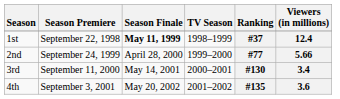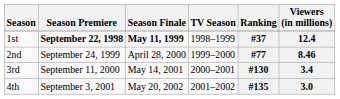(80, 39) normal -> (82, 39) bold
(304, 54) 5.66 -> (307, 54) 8.46
(304, 86) 3.6 -> (307, 86) 3.0
